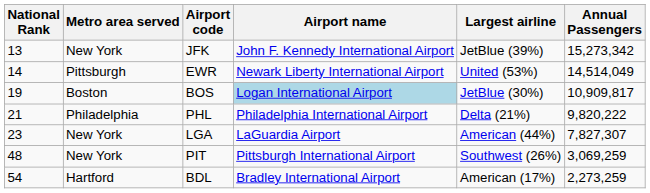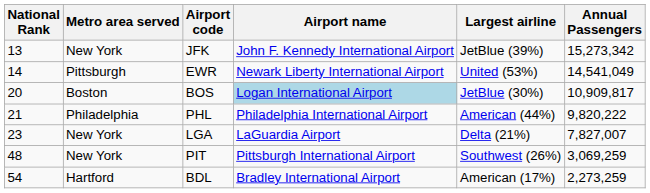(601, 72) 14,514,049 -> (601, 72) 14,541,049
(15, 93) 19 -> (15, 93) 20
(495, 114) Delta (21%) -> (508, 114) American (44%)
(508, 135) American (44%) -> (495, 135) Delta (21%)
(597, 135) 7,827,307 -> (597, 135) 7,827,007
